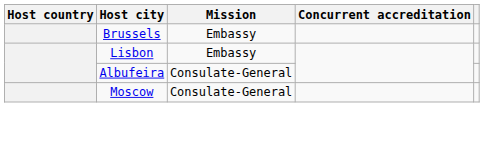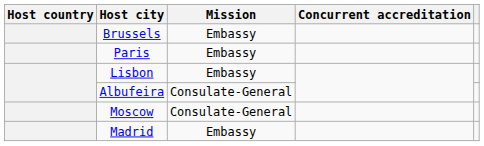+ row: (132, 53)
+ row: (132, 131)
